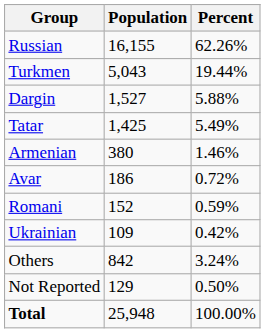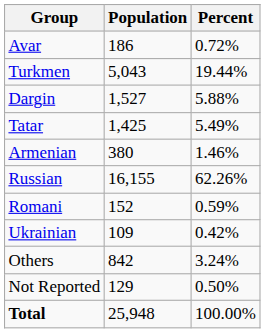rows swapped: (35, 44) <-> (25, 179)
